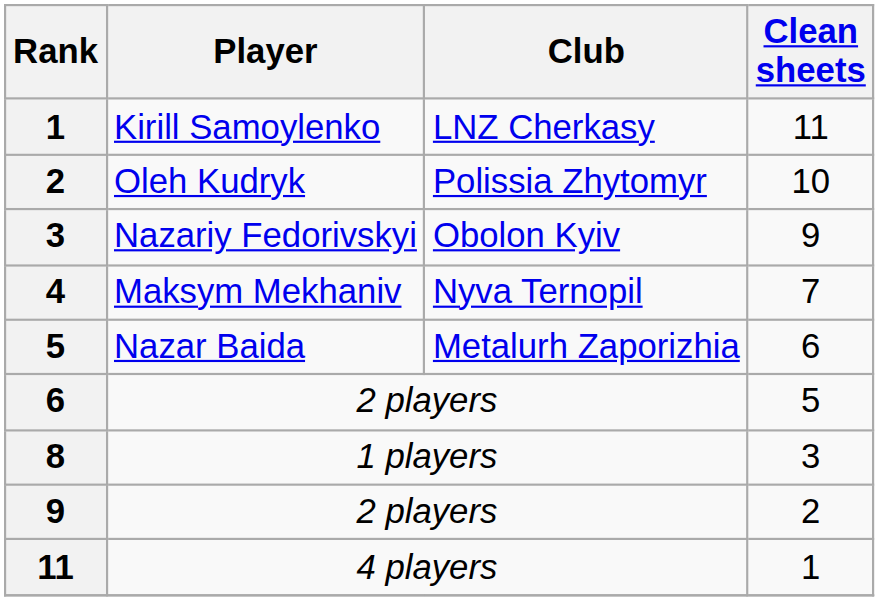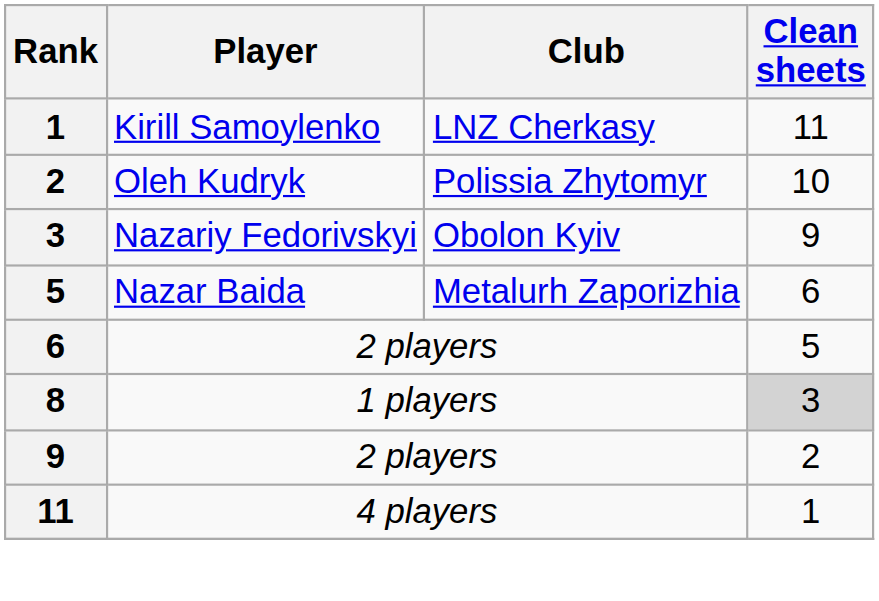- row: (56, 291)
(811, 456) no background -> (811, 401) lightgrey background
